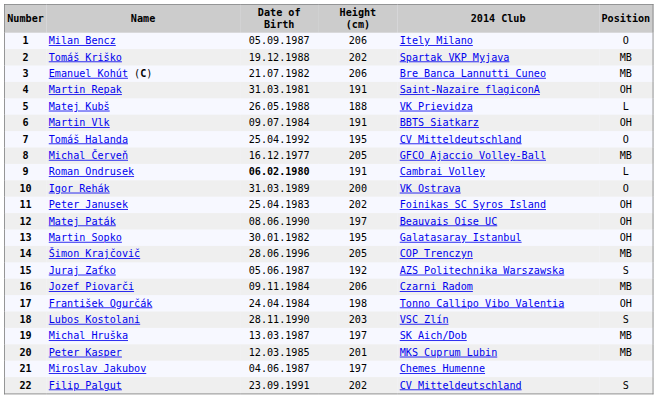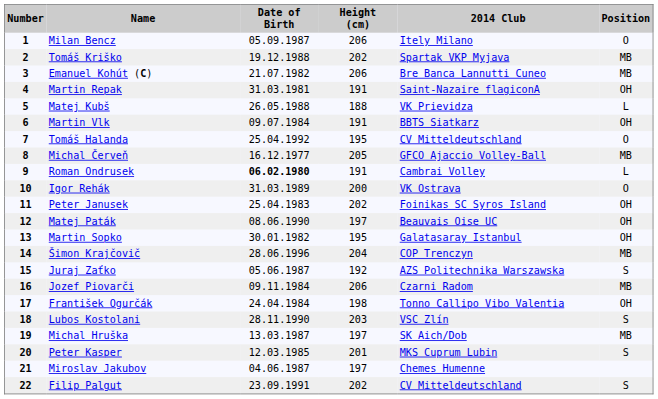(358, 254) 205 -> (358, 254) 204
(626, 352) MB -> (626, 352) S
